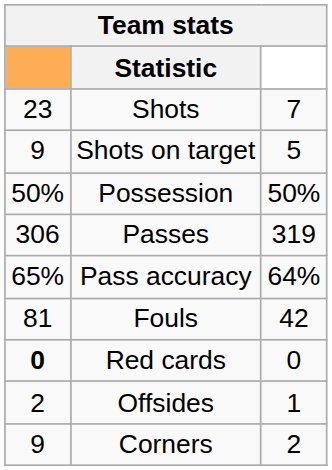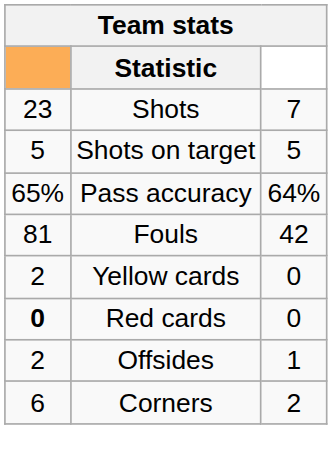(38, 151) 9 -> (38, 151) 5
- row: (166, 192)
- row: (166, 234)
+ row: (166, 276)
(38, 444) 9 -> (38, 402) 6
